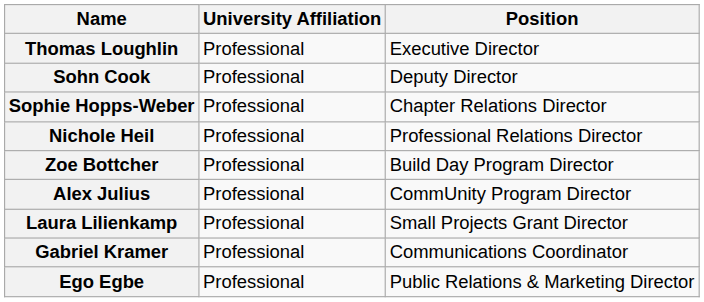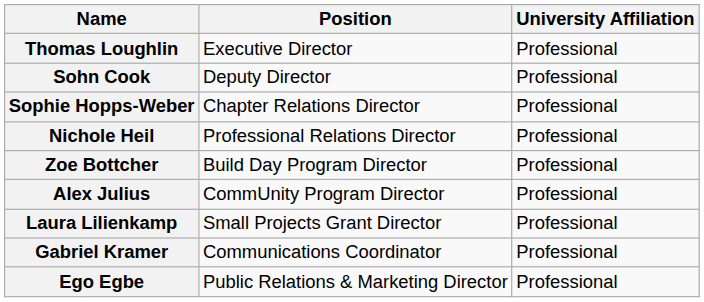columns swapped: (542, 19) <-> (292, 19)
